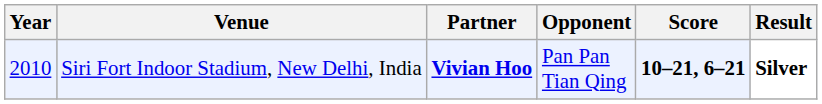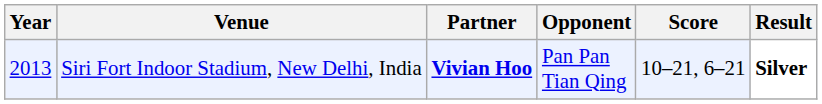(30, 68) 2010 -> (30, 68) 2013
(693, 68) bold -> (693, 68) normal
